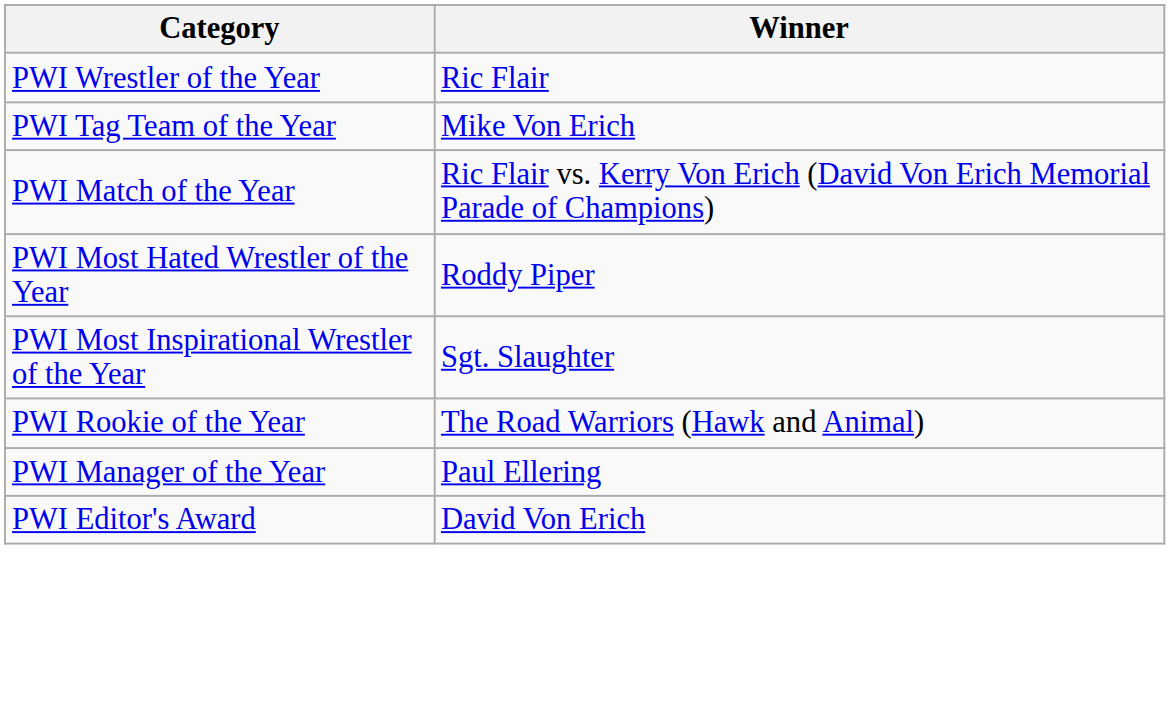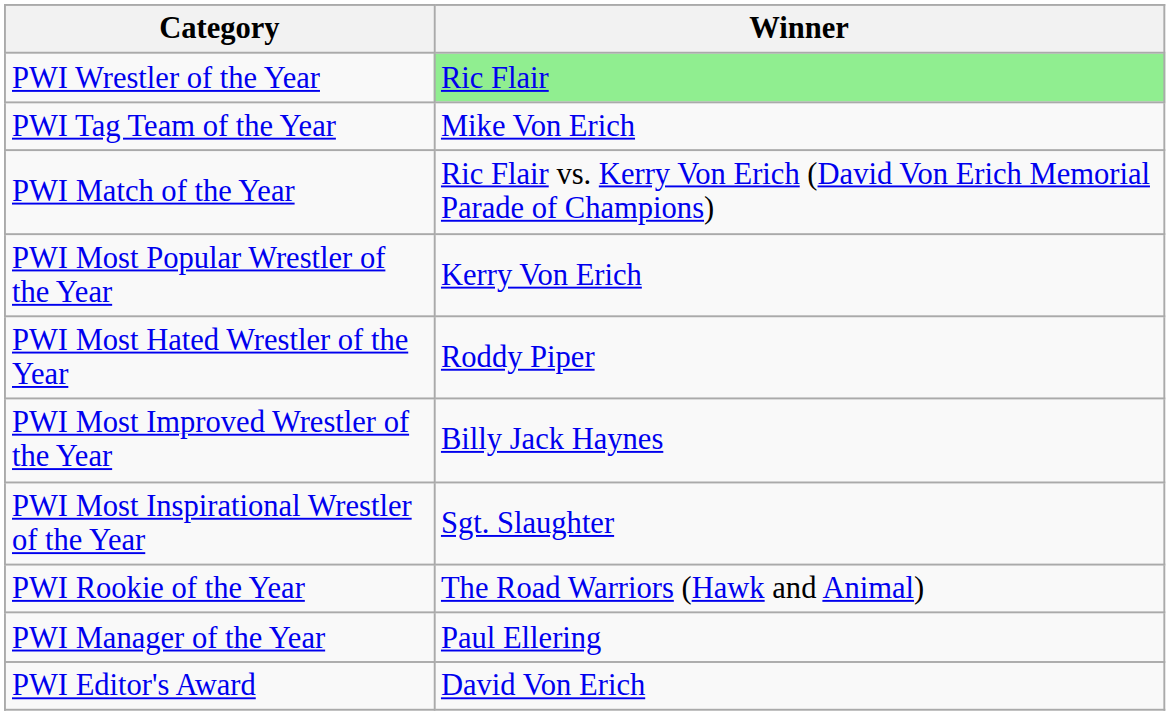(495, 77) no background -> (495, 77) lightgreen background
+ row: (199, 274)
+ row: (211, 439)
